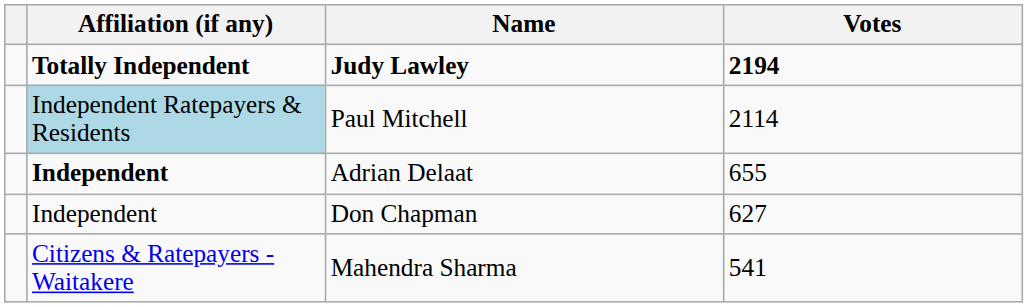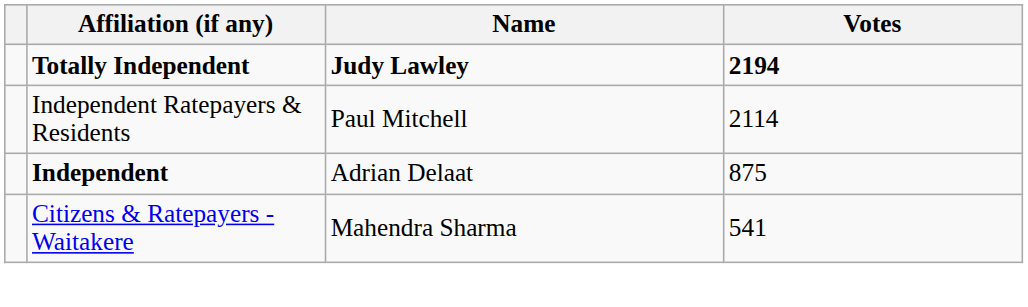(167, 118) lightblue background -> (167, 118) no background
(748, 173) 655 -> (748, 173) 875
- row: (404, 213)
